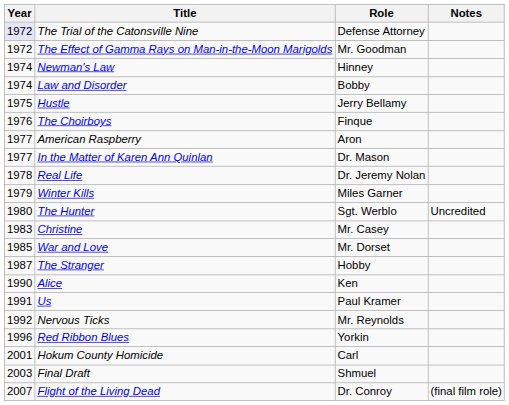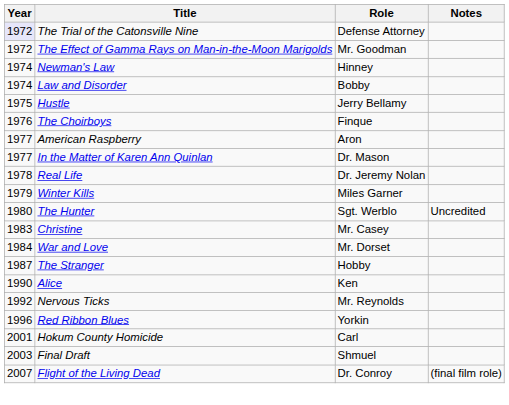(20, 247) 1985 -> (20, 247) 1984
- row: (44, 301)
